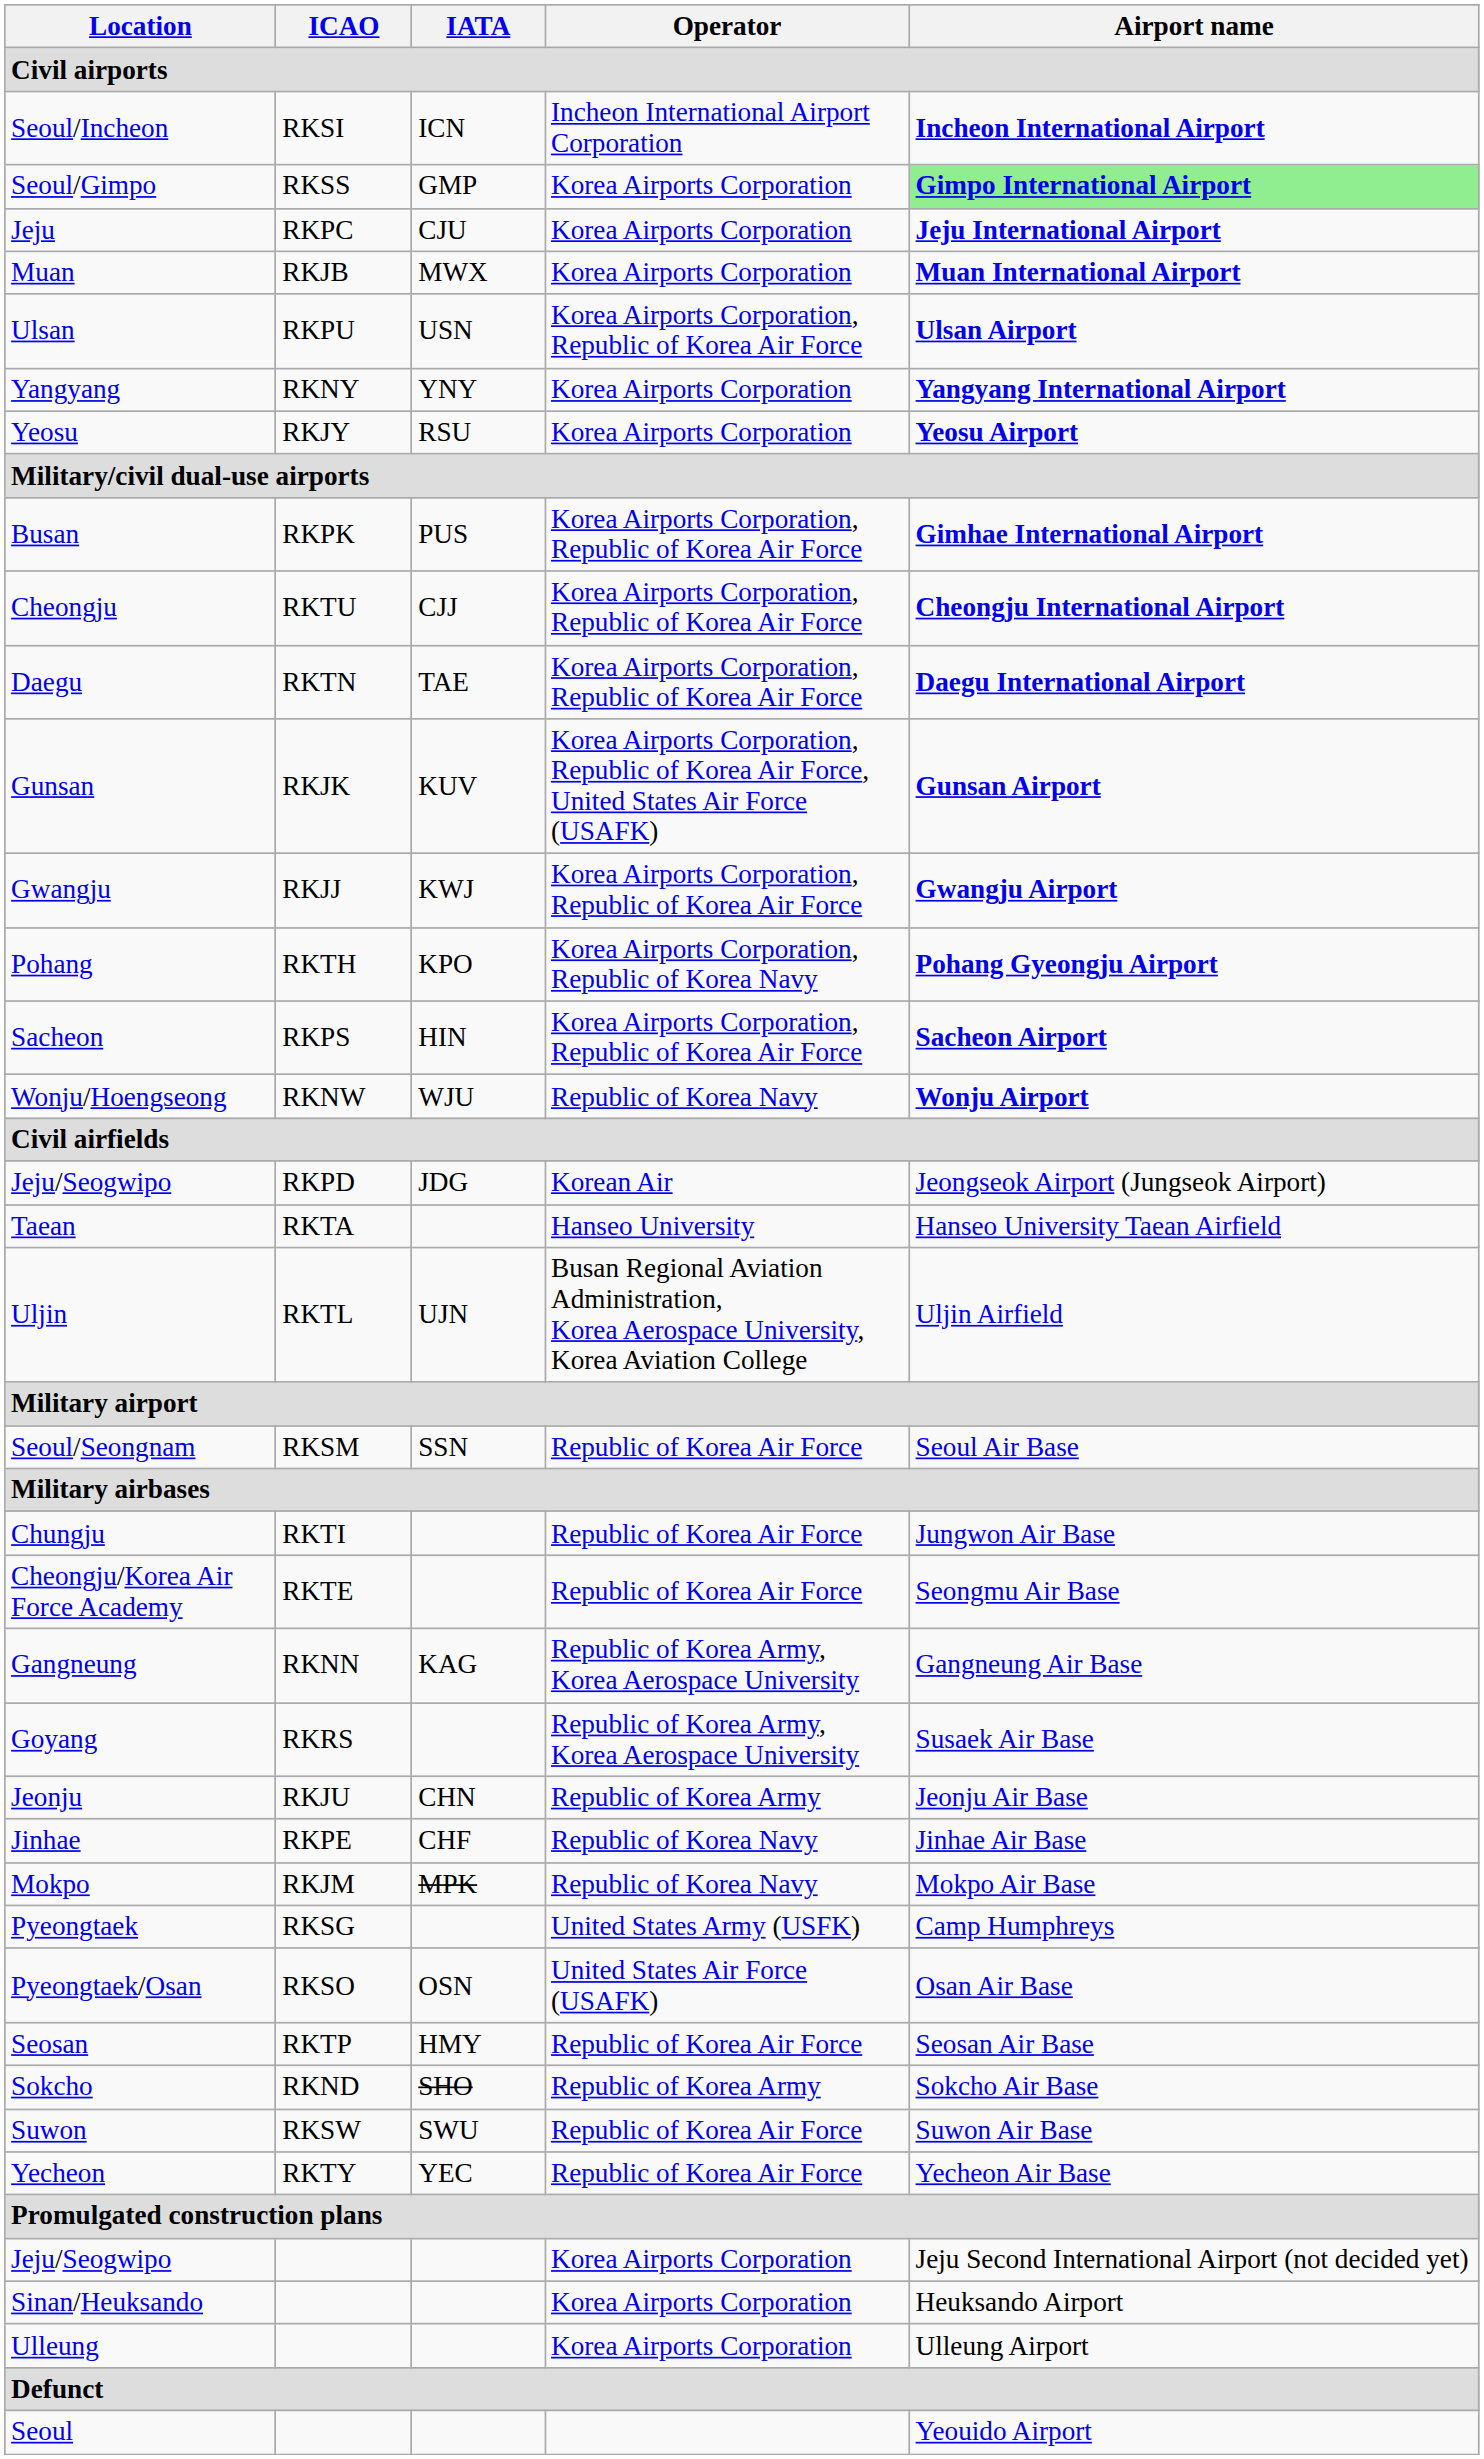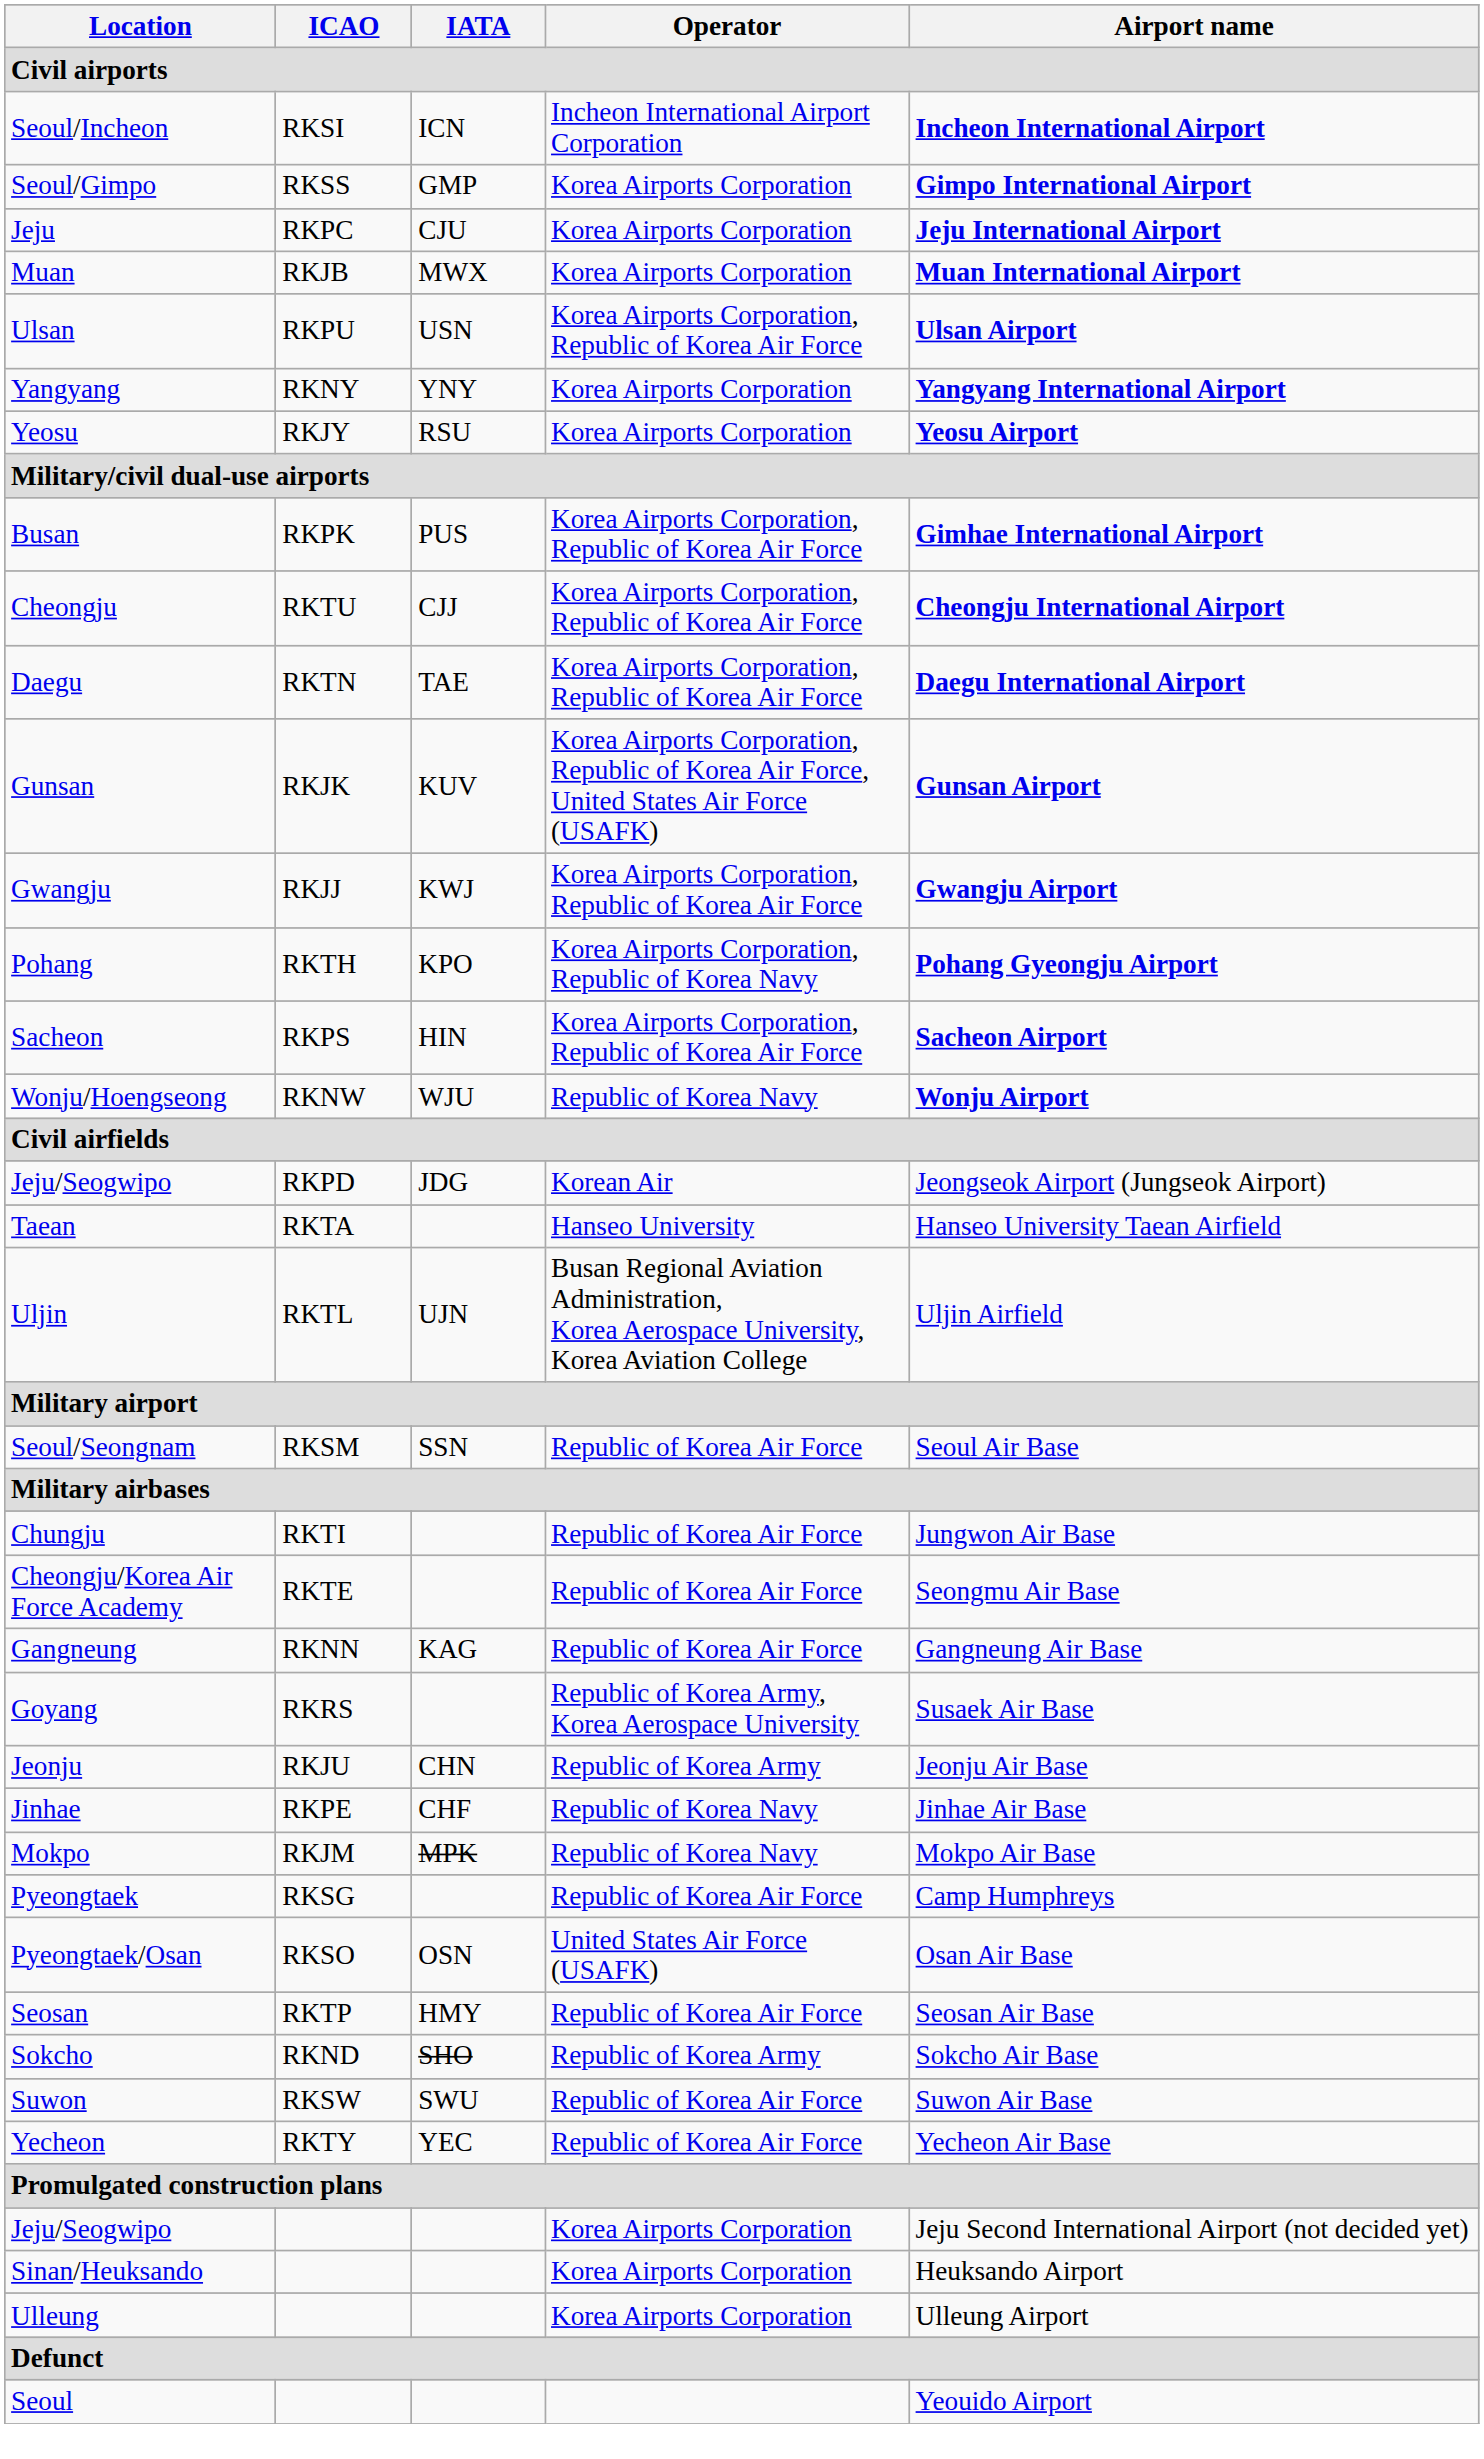(1083, 186) lightgreen background -> (1083, 186) no background
(705, 1665) Republic of Korea Army, Korea Aerospace University -> (707, 1649) Republic of Korea Air Force
(706, 1926) United States Army (USFK) -> (707, 1896) Republic of Korea Air Force
